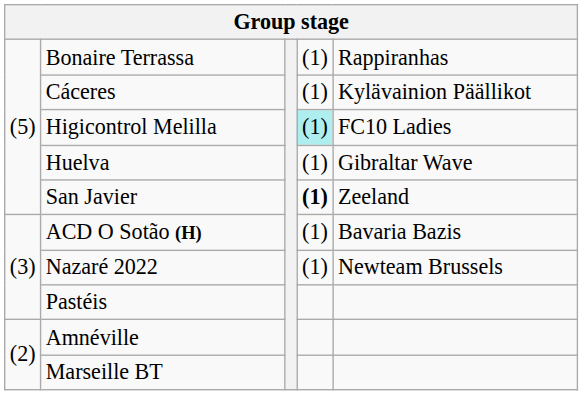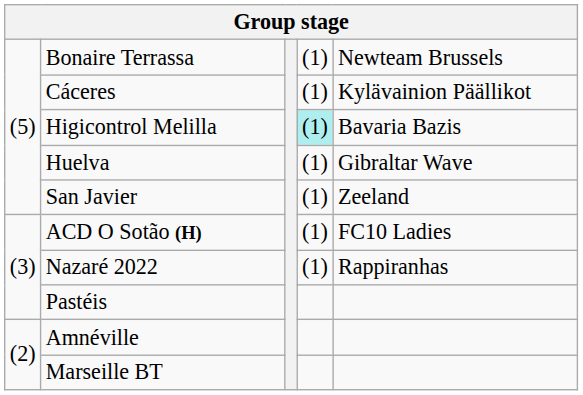(393, 57) Rappiranhas -> (420, 57) Newteam Brussels
(395, 127) FC10 Ladies -> (400, 127) Bavaria Bazis
(315, 197) bold -> (315, 197) normal
(400, 232) Bavaria Bazis -> (395, 232) FC10 Ladies
(420, 267) Newteam Brussels -> (393, 267) Rappiranhas
